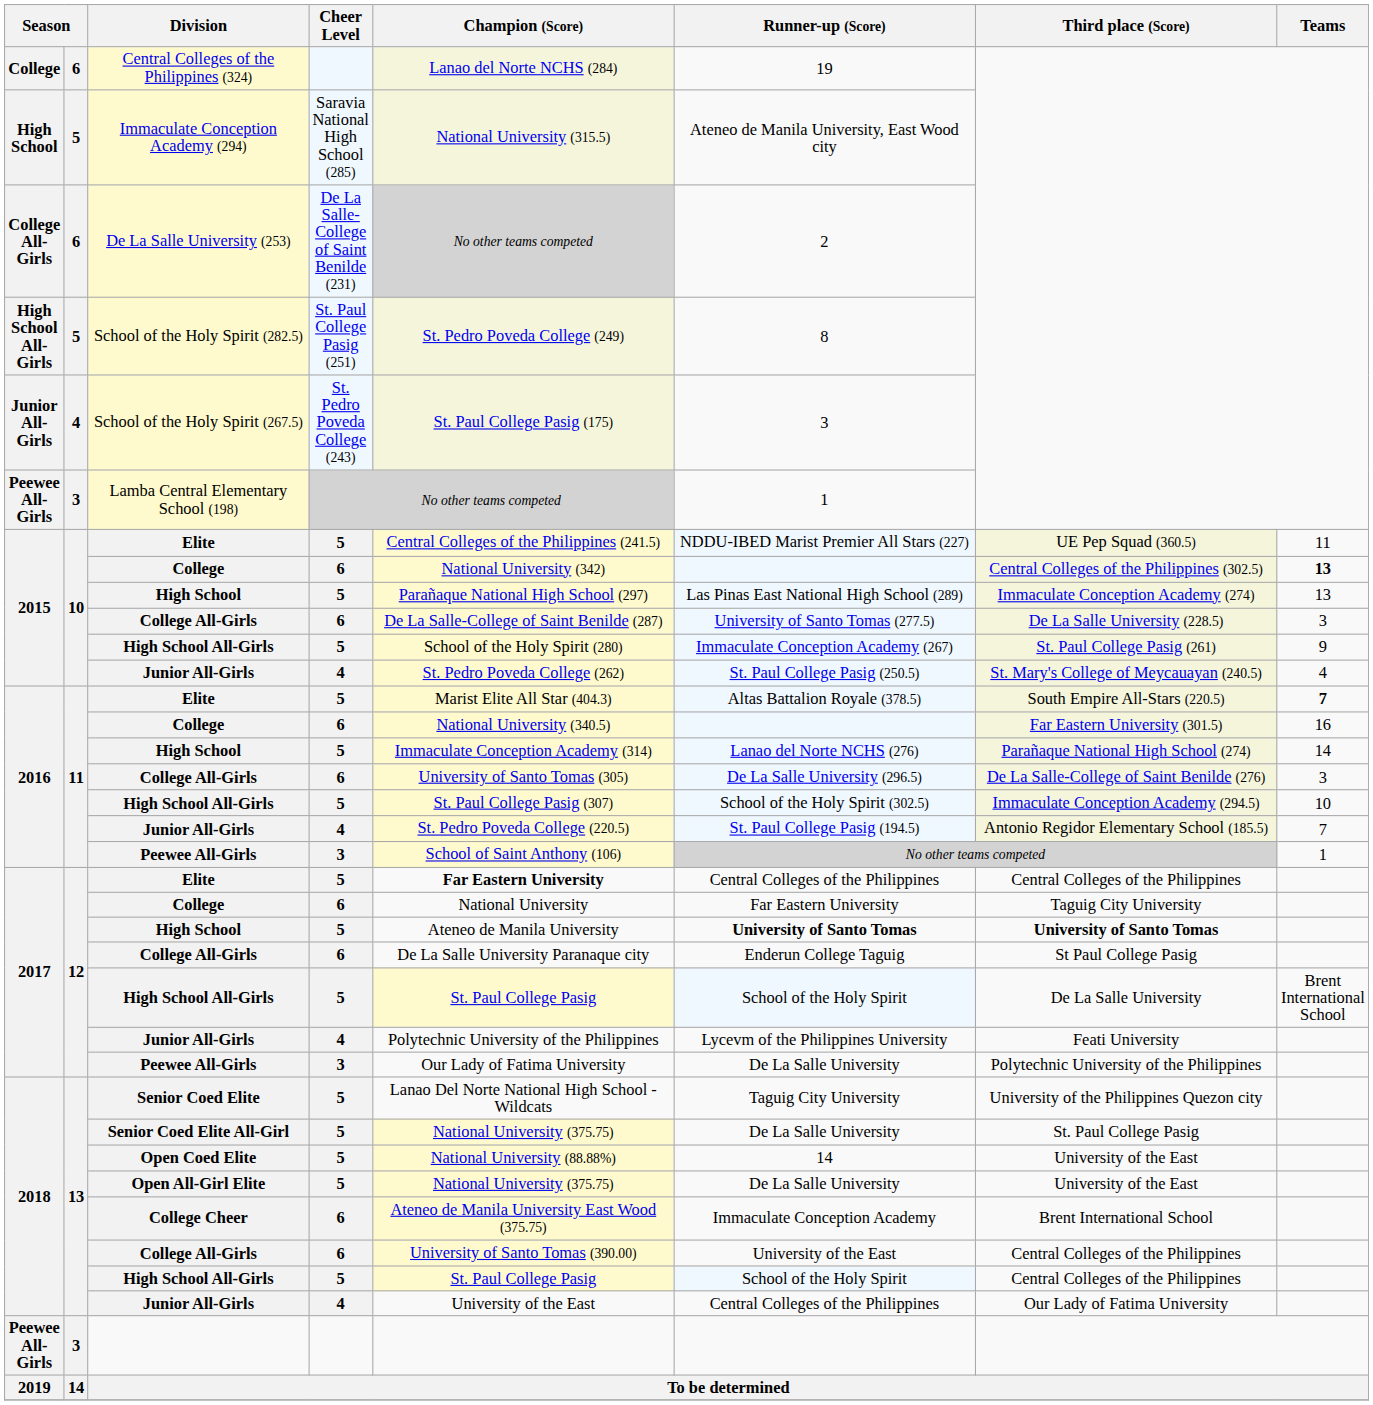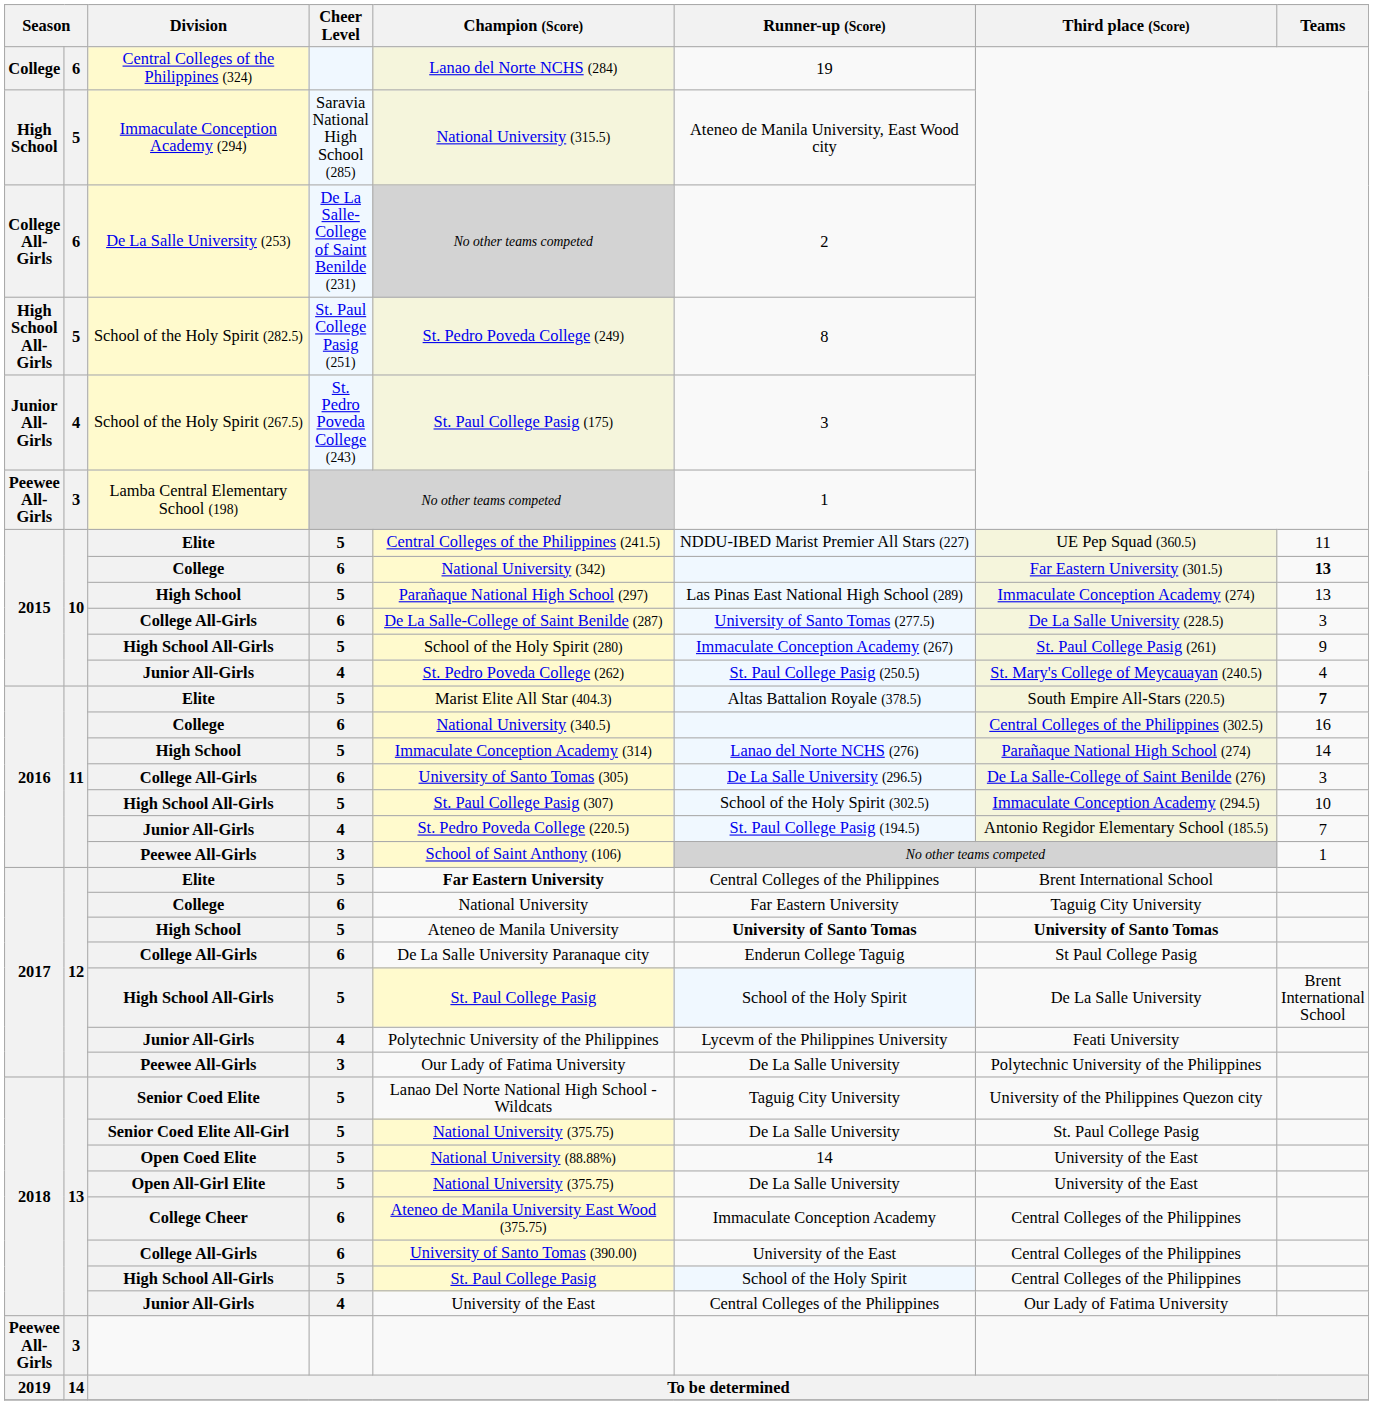(1126, 568) Central Colleges of the Philippines (302.5) -> (1126, 568) Far Eastern University (301.5)
(1126, 724) Far Eastern University (301.5) -> (1126, 724) Central Colleges of the Philippines (302.5)
(1126, 880) Central Colleges of the Philippines -> (1126, 880) Brent International School
(1126, 1218) Brent International School -> (1126, 1218) Central Colleges of the Philippines
